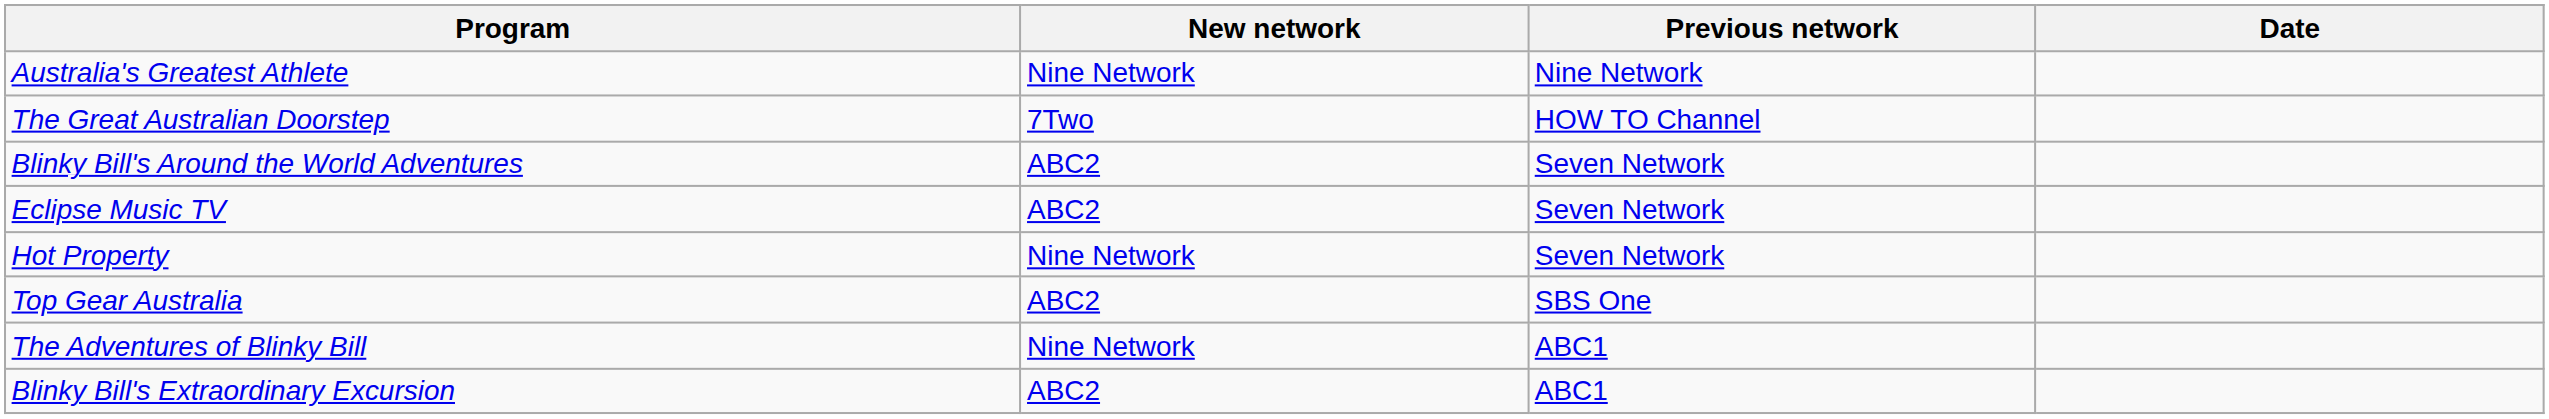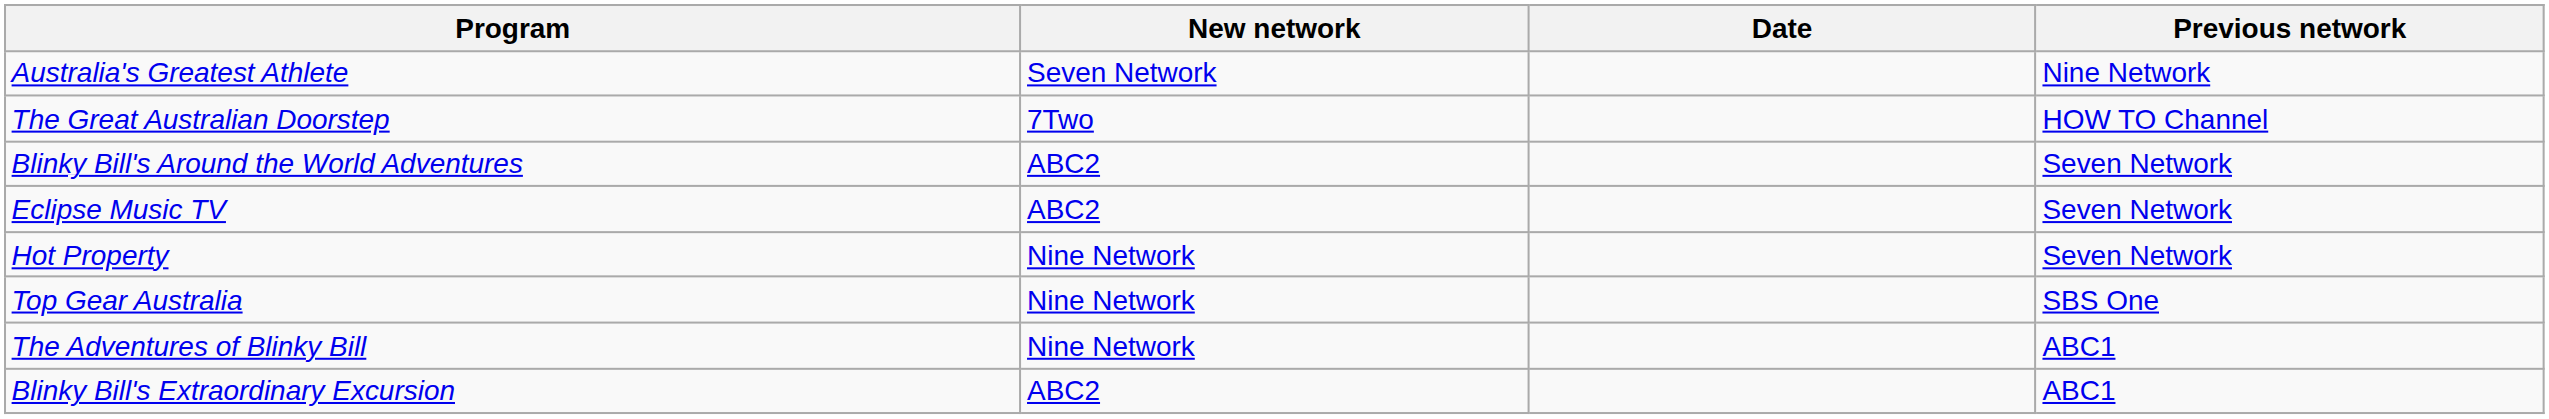columns swapped: (1782, 28) <-> (2290, 28)
(1111, 73) Nine Network -> (1122, 73) Seven Network
(1064, 300) ABC2 -> (1111, 300) Nine Network
